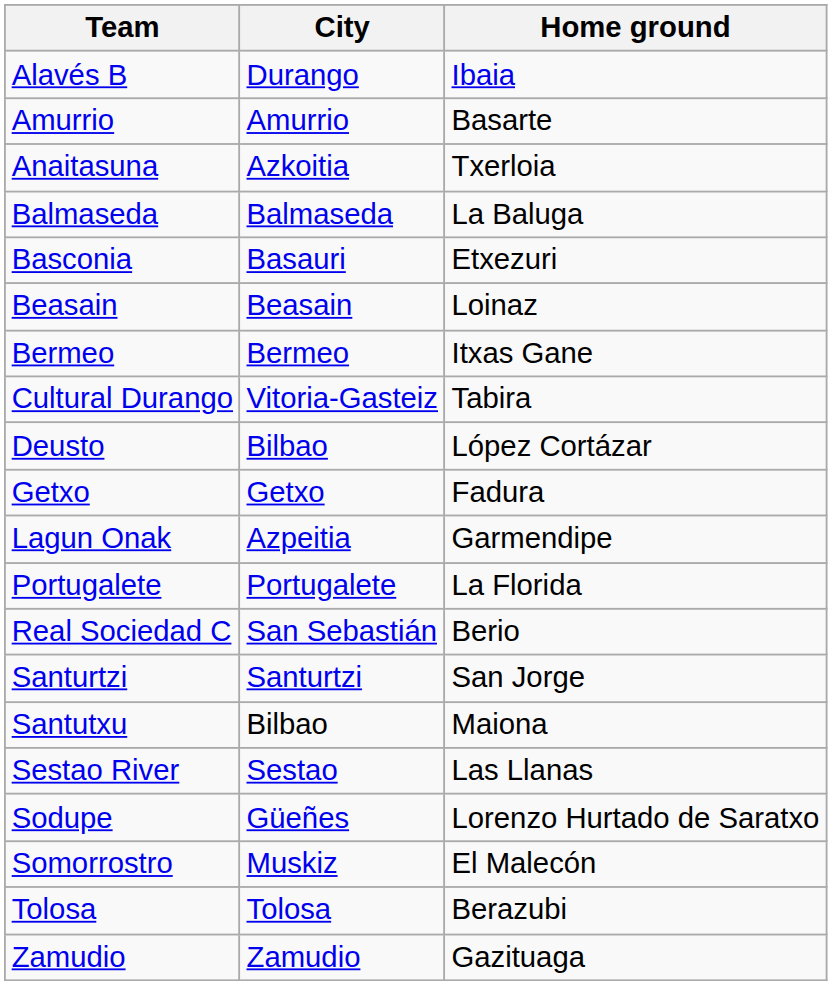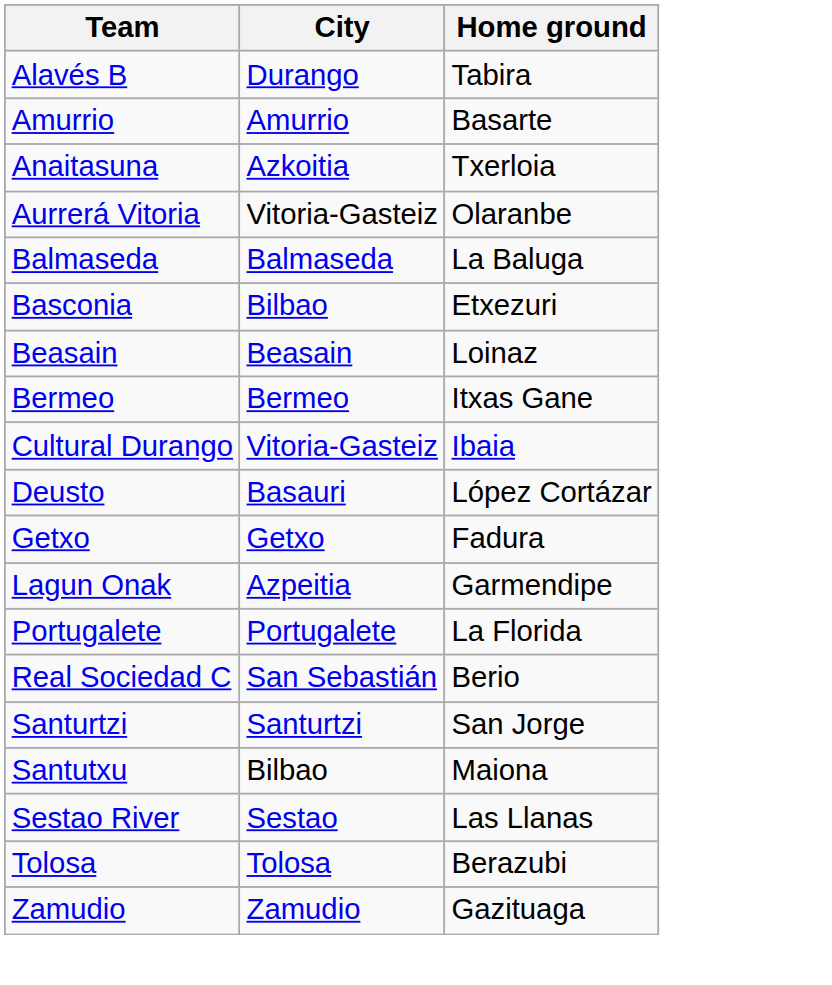(483, 74) Ibaia -> (491, 74) Tabira
+ row: (106, 213)
(296, 259) Basauri -> (287, 306) Bilbao
(491, 399) Tabira -> (483, 445) Ibaia
(287, 445) Bilbao -> (296, 492) Basauri
- row: (62, 817)
- row: (92, 863)
